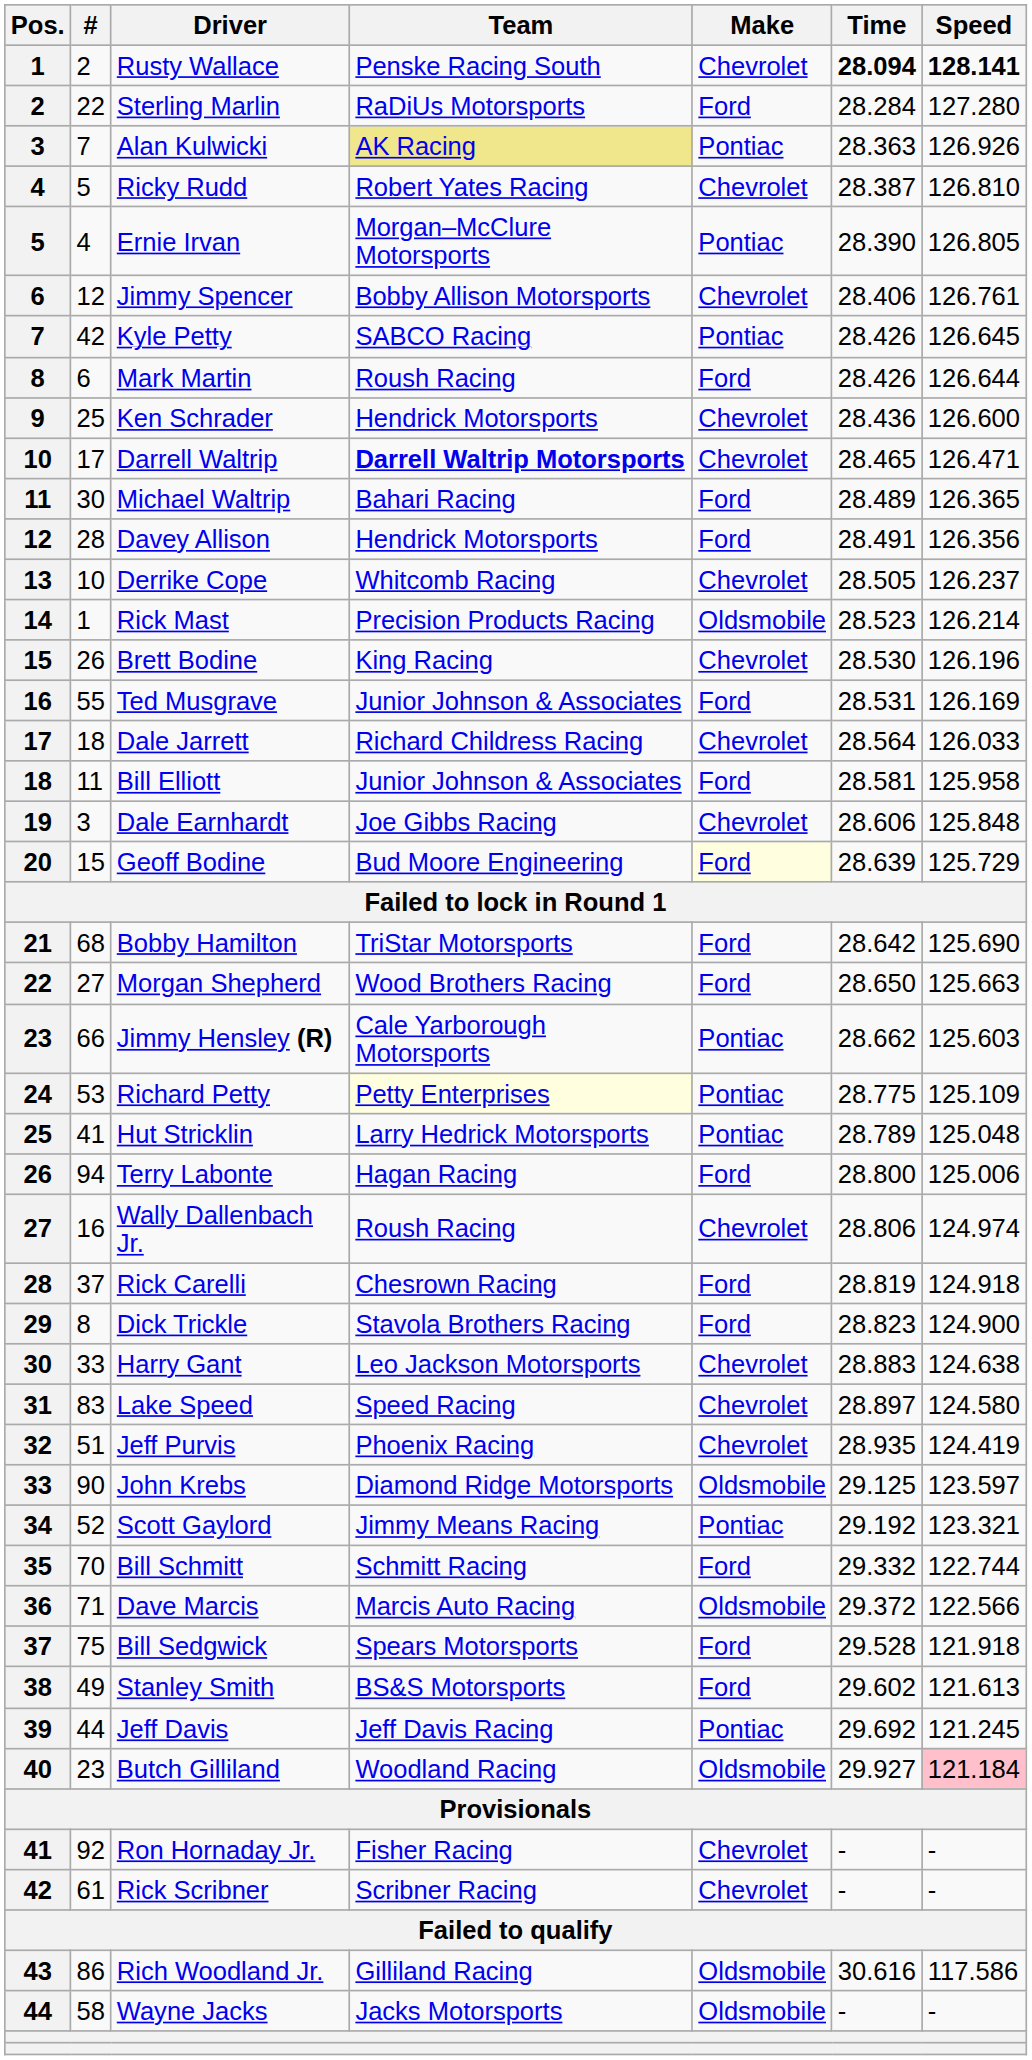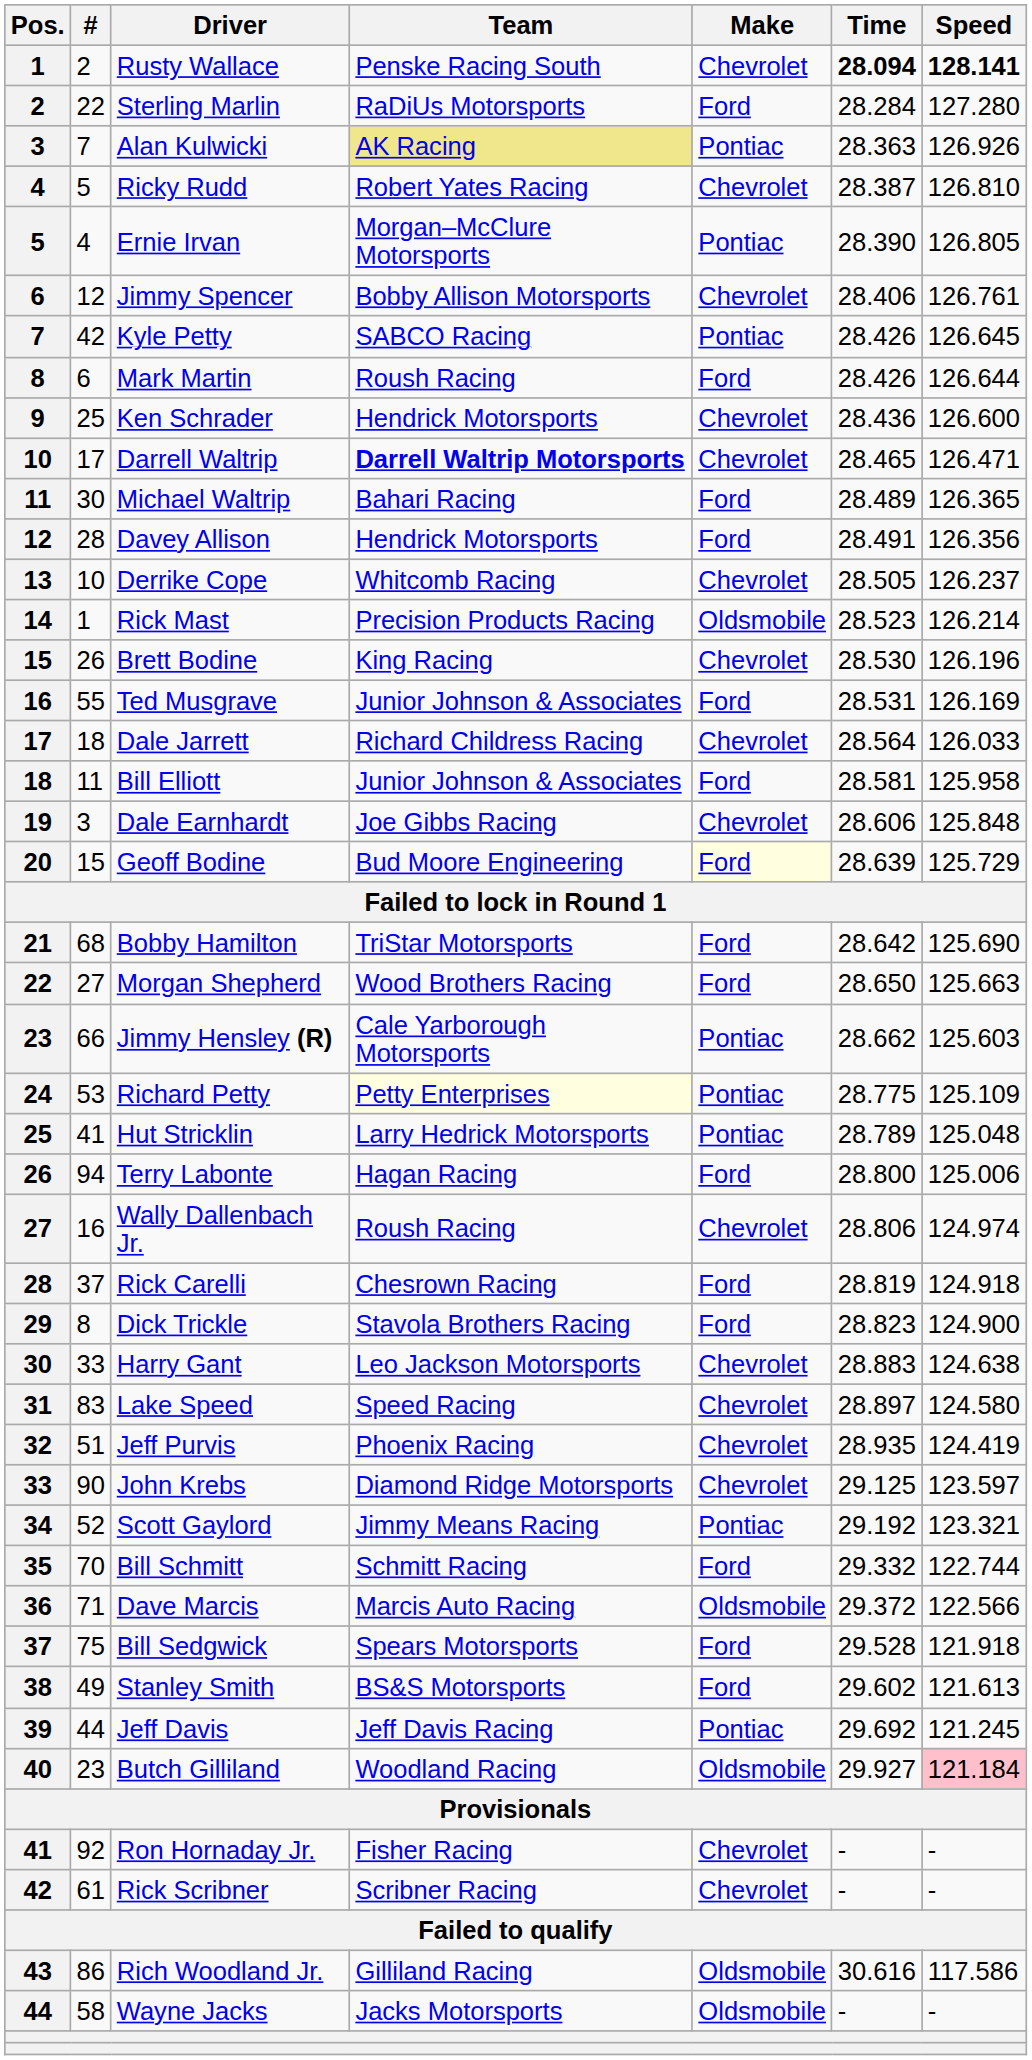(762, 1485) Oldsmobile -> (753, 1485) Chevrolet
